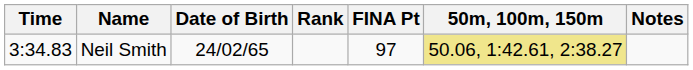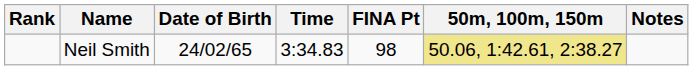columns swapped: (320, 19) <-> (40, 19)
(386, 49) 97 -> (386, 49) 98
